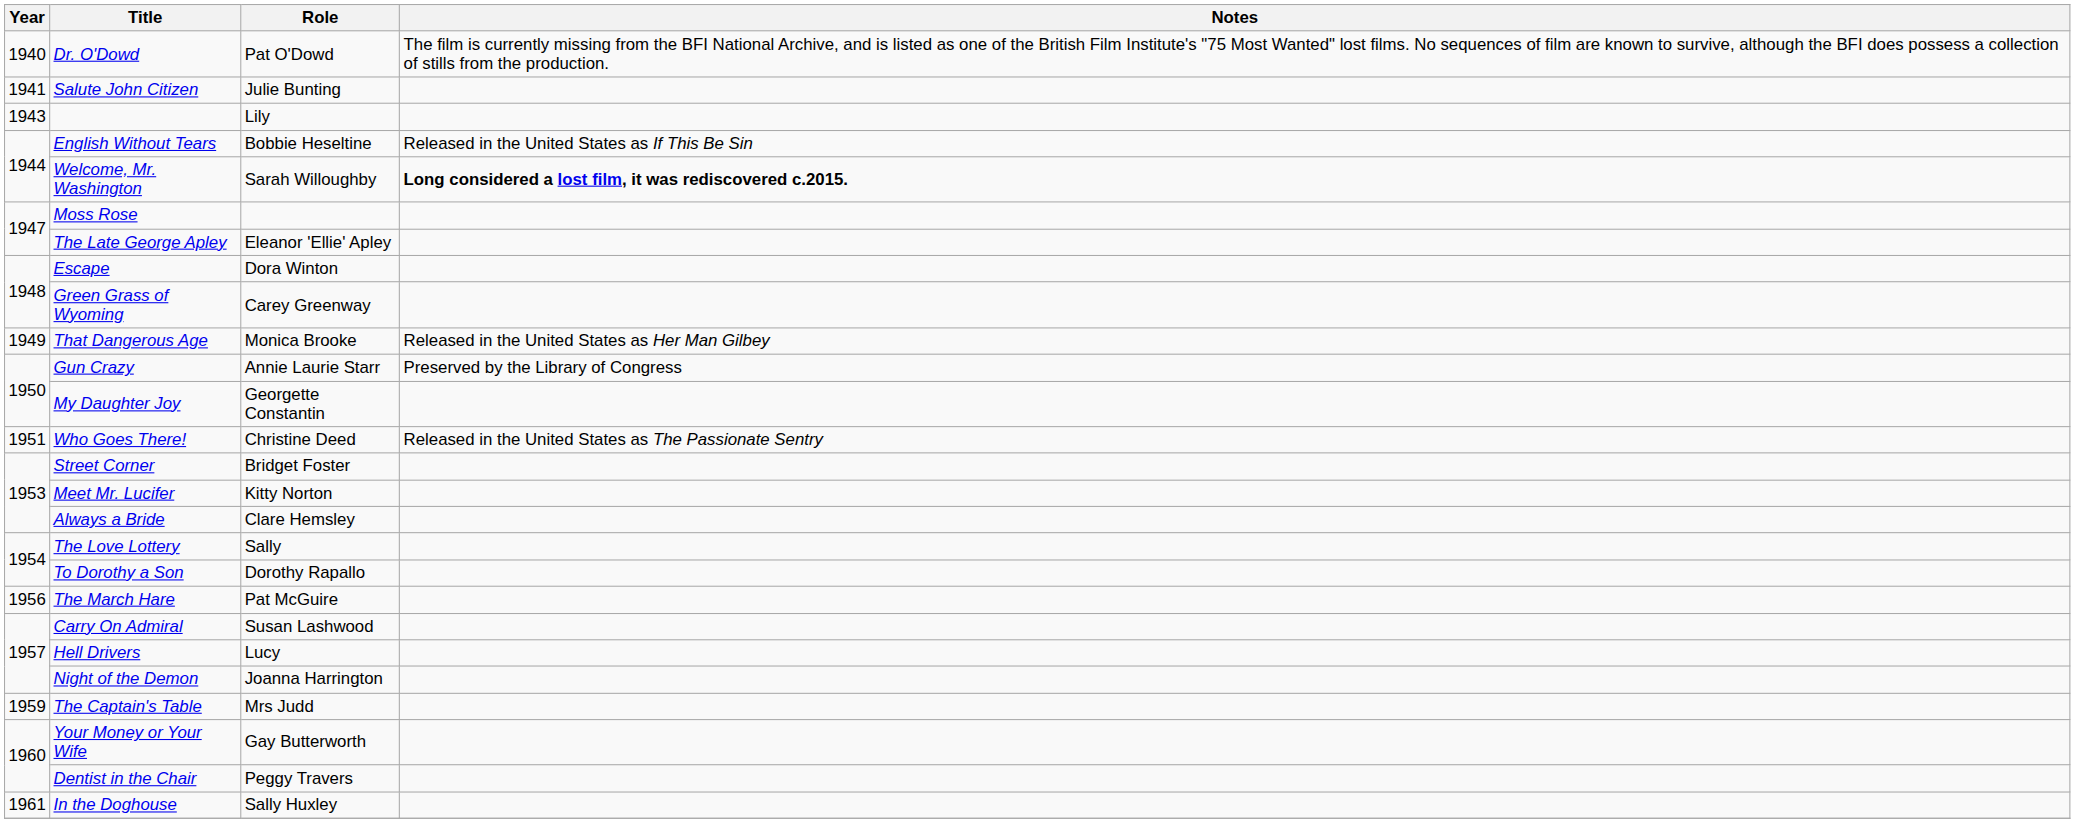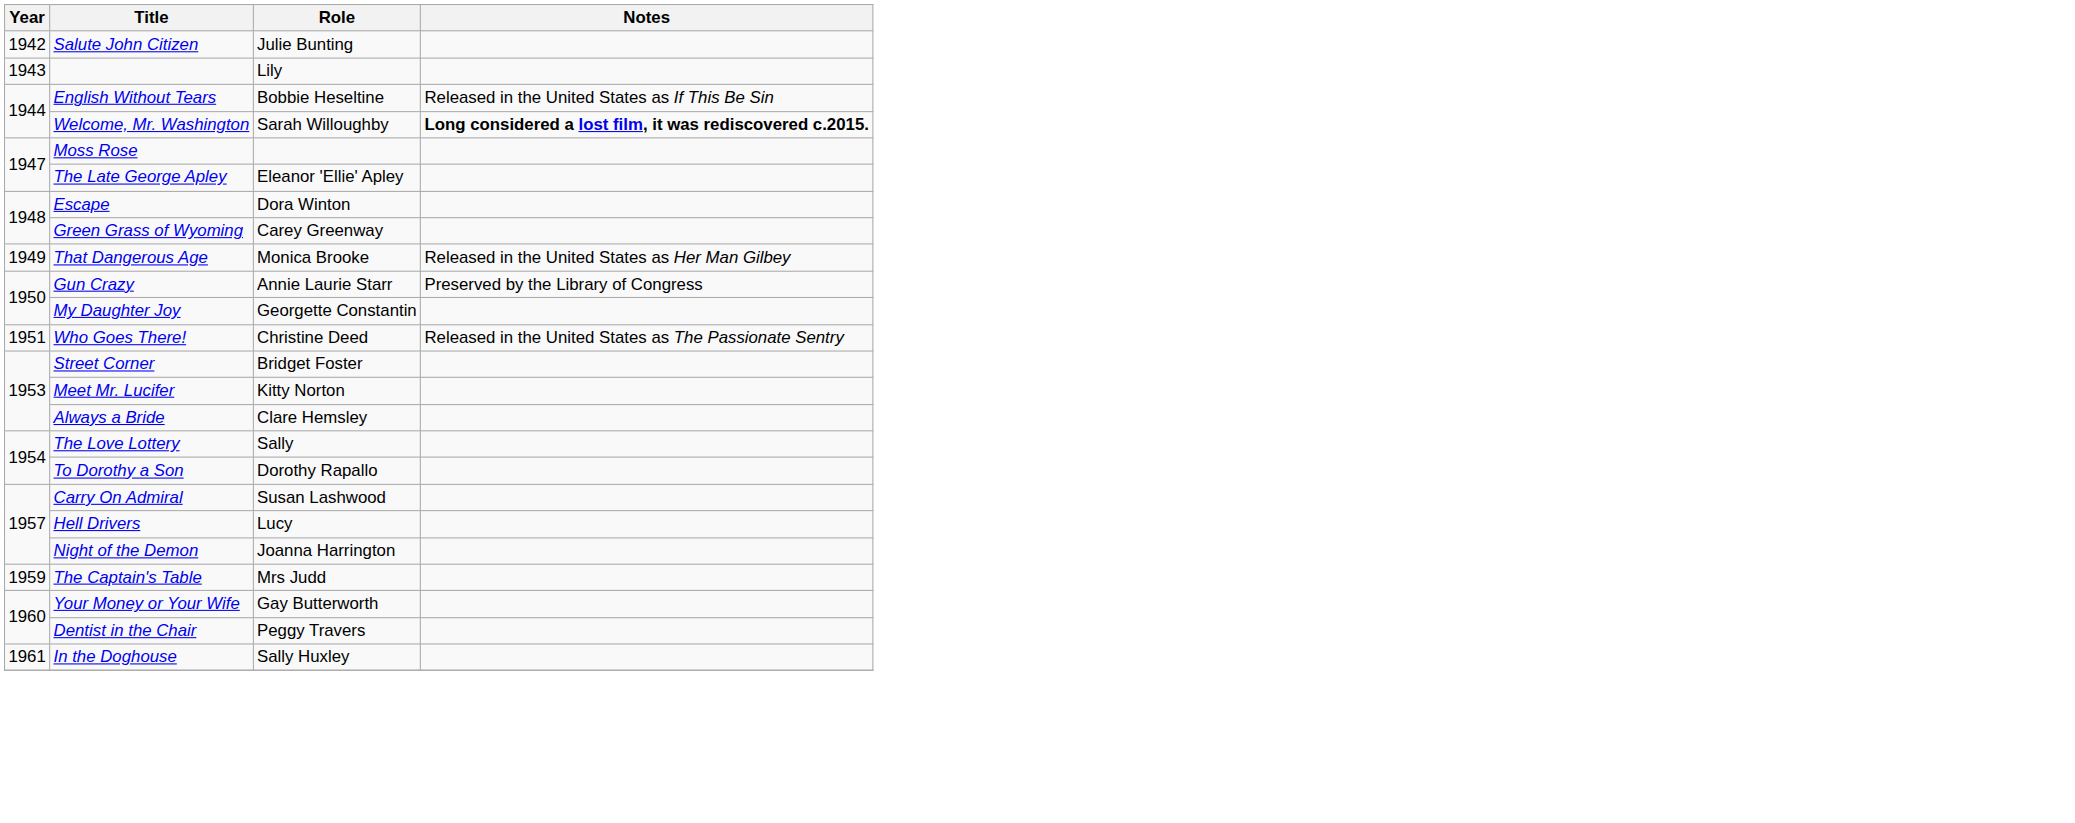- row: (96, 53)
(27, 90) 1941 -> (27, 44) 1942
- row: (114, 599)
